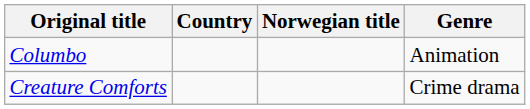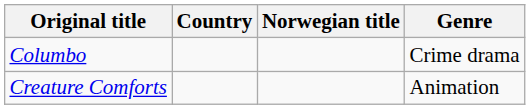(454, 54) Animation -> (465, 54) Crime drama
(465, 87) Crime drama -> (454, 87) Animation
